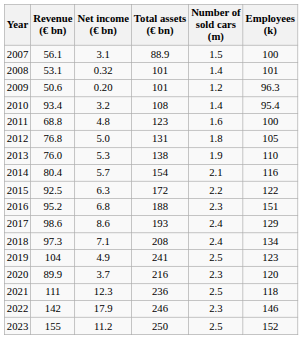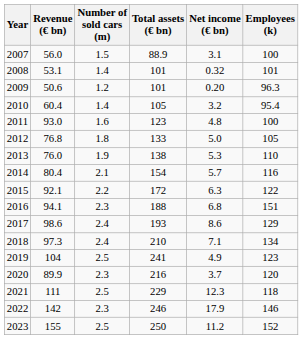columns swapped: (103, 25) <-> (216, 25)
(53, 54) 56.1 -> (53, 54) 56.0
(53, 105) 93.4 -> (53, 105) 60.4
(160, 105) 108 -> (158, 105) 105
(53, 122) 68.8 -> (53, 122) 93.0
(160, 139) 131 -> (158, 139) 133
(53, 190) 92.5 -> (53, 190) 92.1
(53, 207) 95.2 -> (53, 207) 94.1
(160, 241) 208 -> (158, 241) 210
(160, 292) 236 -> (158, 292) 229
